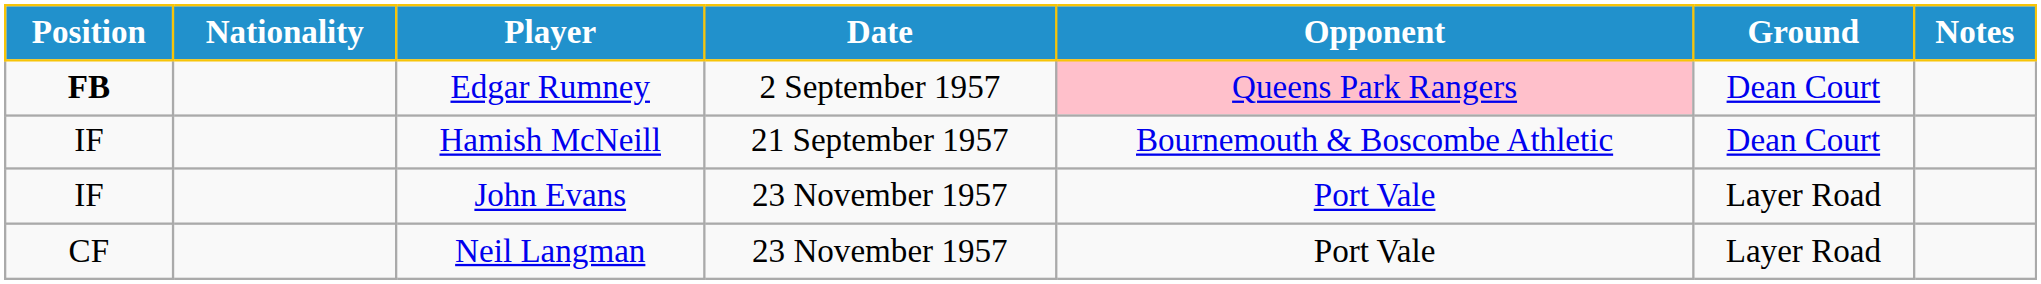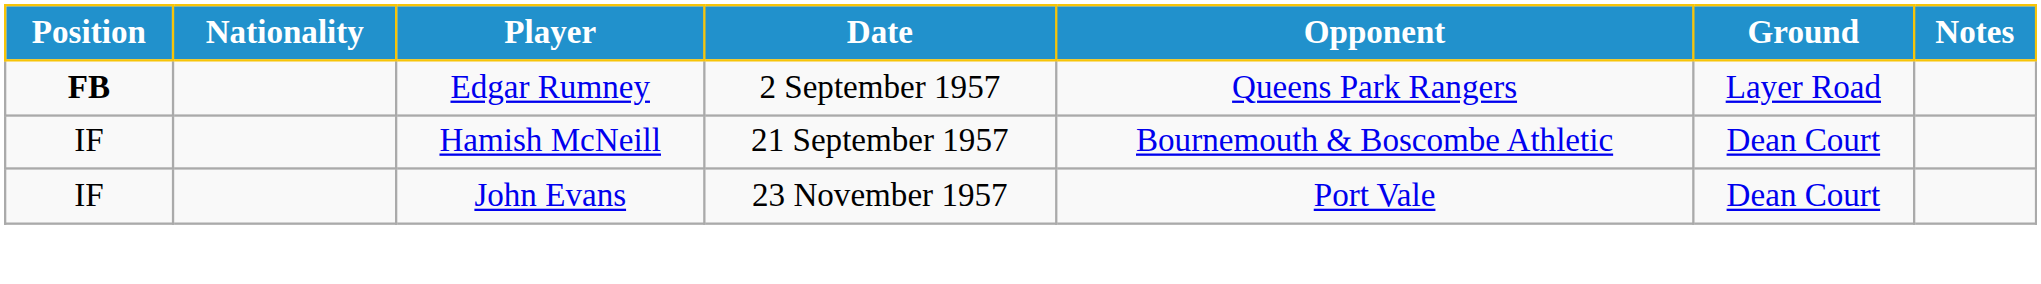(1375, 86) pink background -> (1375, 86) no background
(1803, 86) Dean Court -> (1803, 86) Layer Road
(1803, 196) Layer Road -> (1803, 196) Dean Court
- row: (550, 250)
